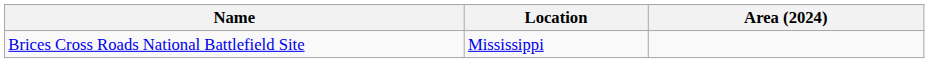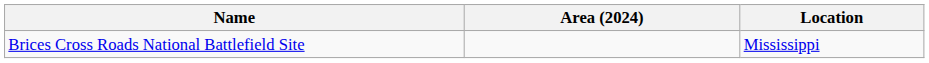columns swapped: (556, 17) <-> (786, 17)
